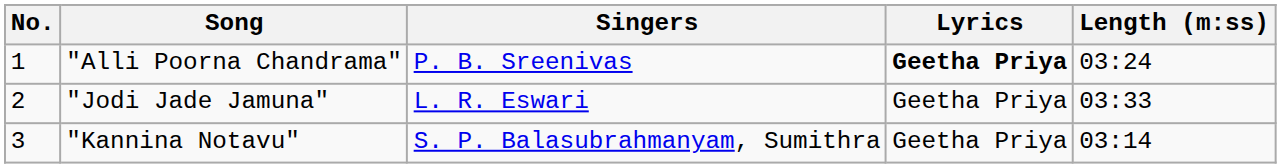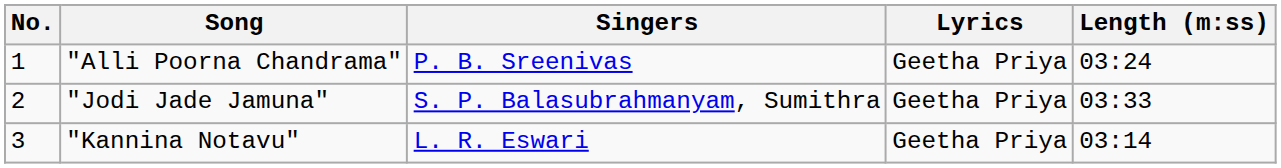(980, 64) bold -> (980, 64) normal
(501, 104) L. R. Eswari -> (647, 104) S. P. Balasubrahmanyam, Sumithra
(647, 143) S. P. Balasubrahmanyam, Sumithra -> (501, 143) L. R. Eswari
